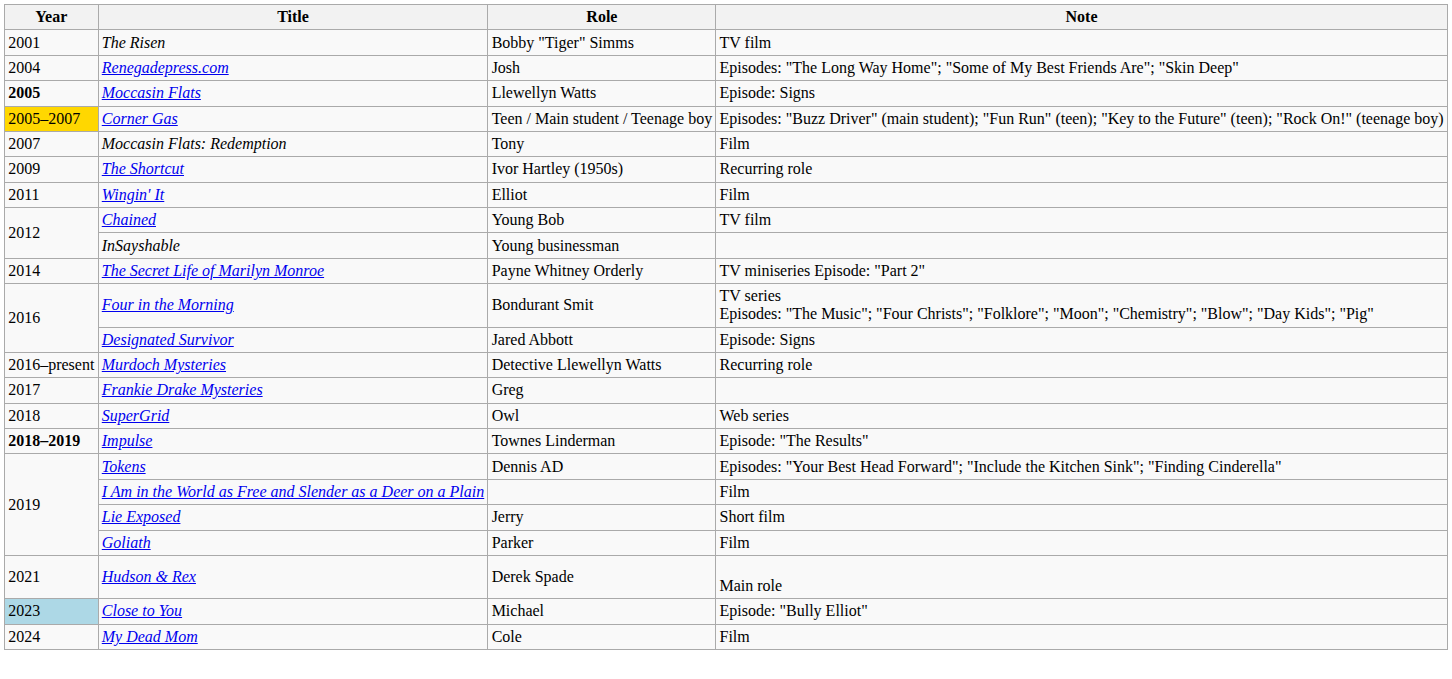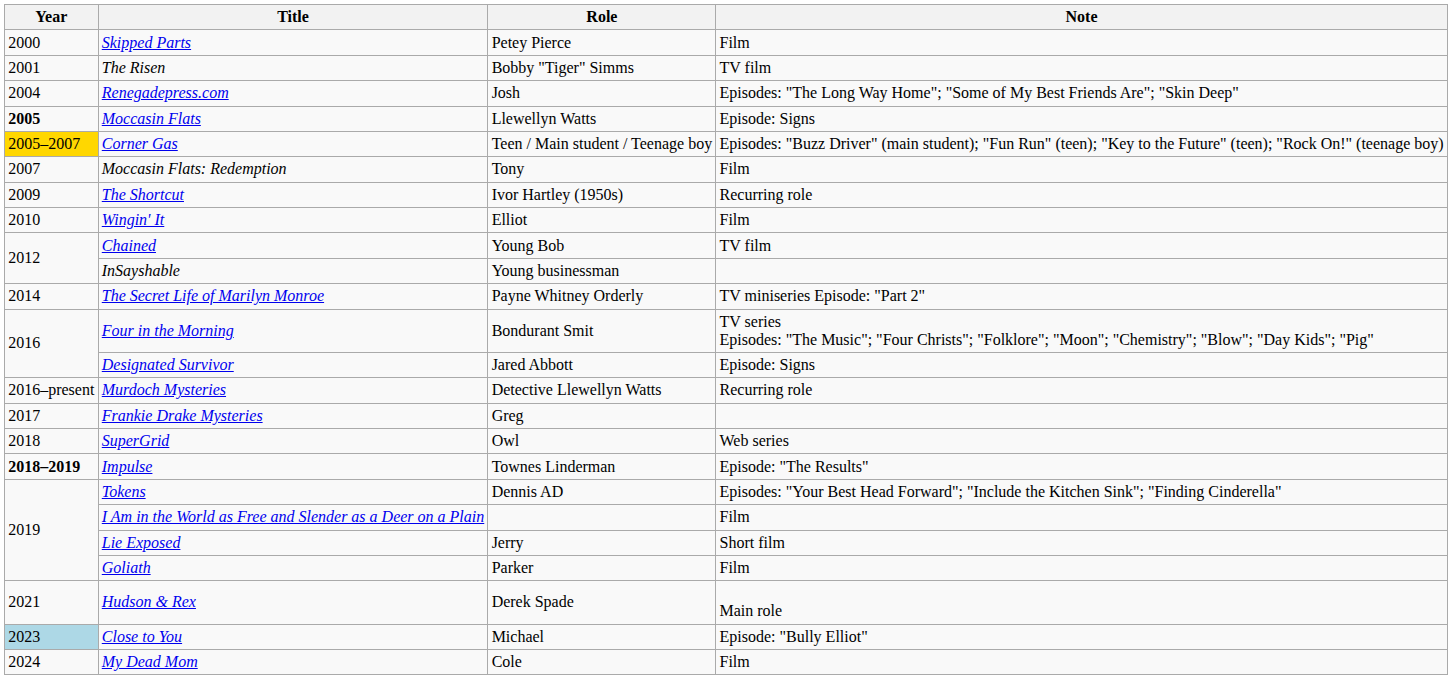+ row: (146, 42)
(24, 194) 2011 -> (24, 220) 2010
